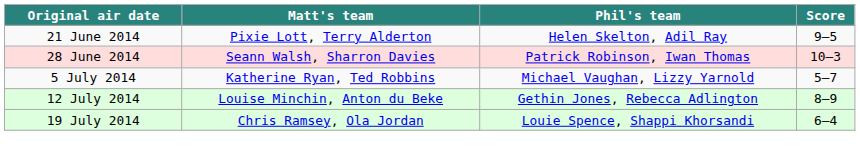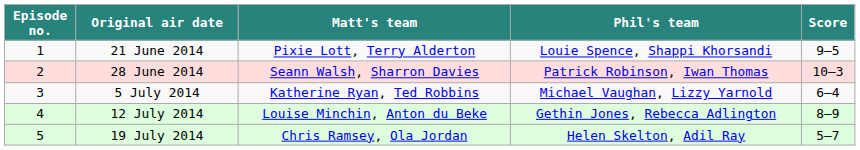+ column: (40, 22)
(638, 36) Helen Skelton, Adil Ray -> (656, 51) Louie Spence, Shappi Khorsandi
(826, 78) 5–7 -> (828, 93) 6–4
(638, 120) Louie Spence, Shappi Khorsandi -> (656, 135) Helen Skelton, Adil Ray
(826, 120) 6–4 -> (828, 135) 5–7
